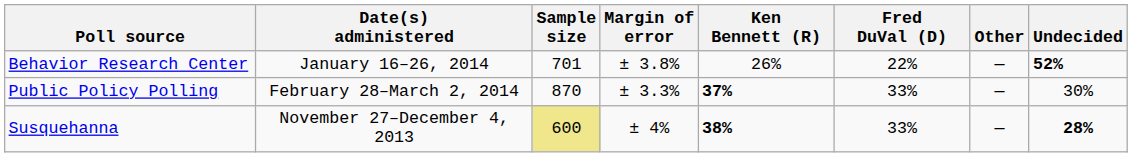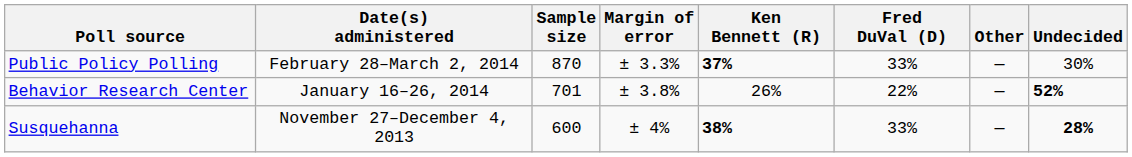rows swapped: (113, 92) <-> (128, 65)
(566, 128) khaki background -> (566, 128) no background
